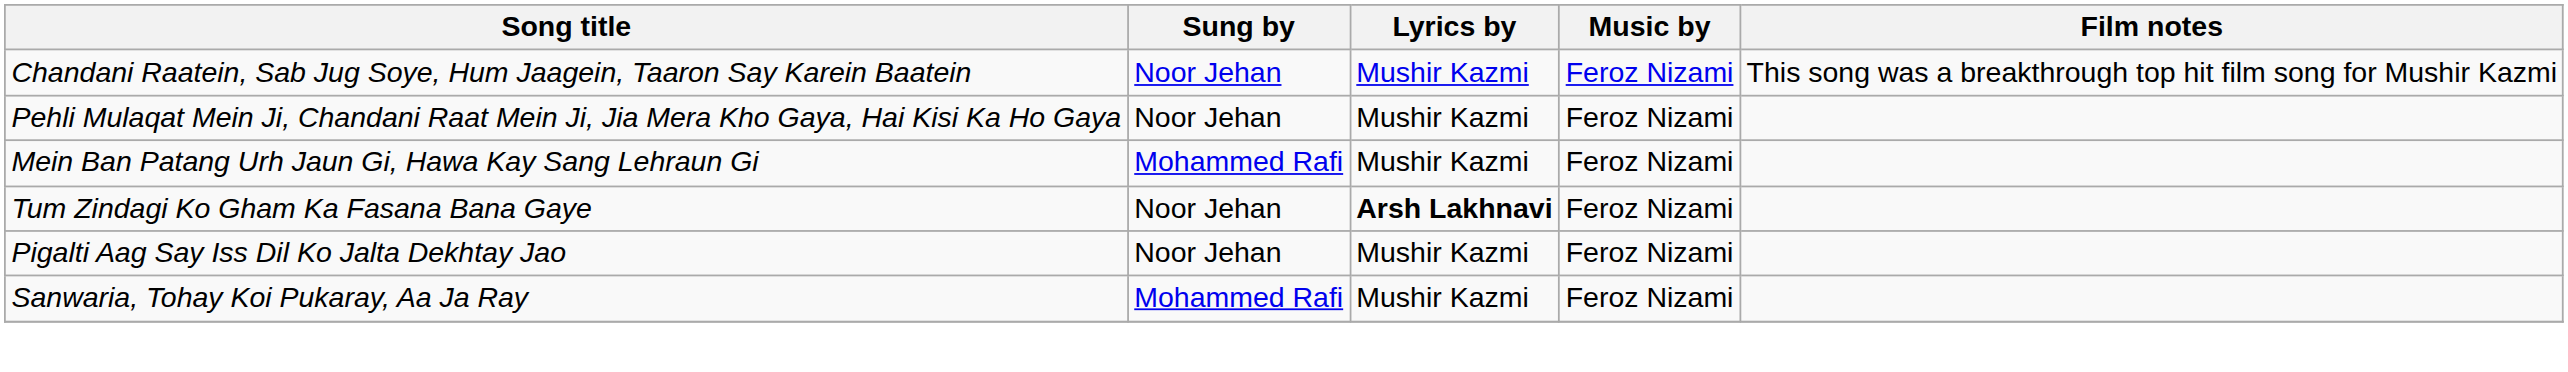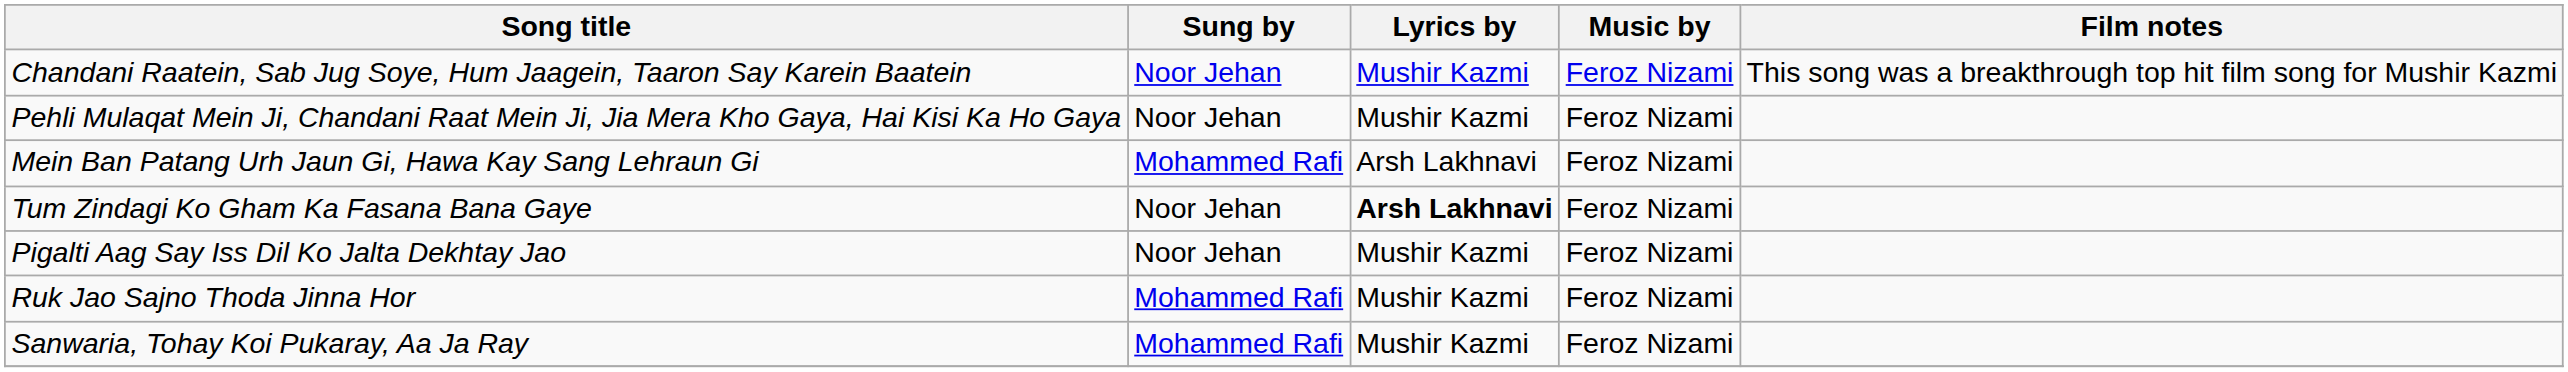(1443, 162) Mushir Kazmi -> (1447, 162) Arsh Lakhnavi
+ row: (213, 298)
